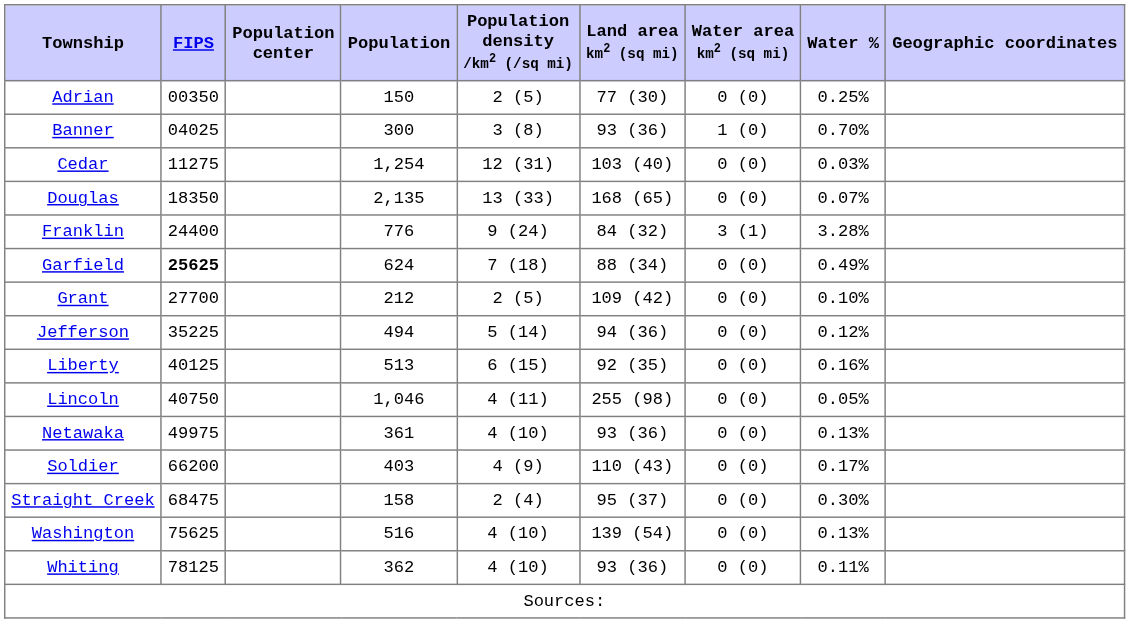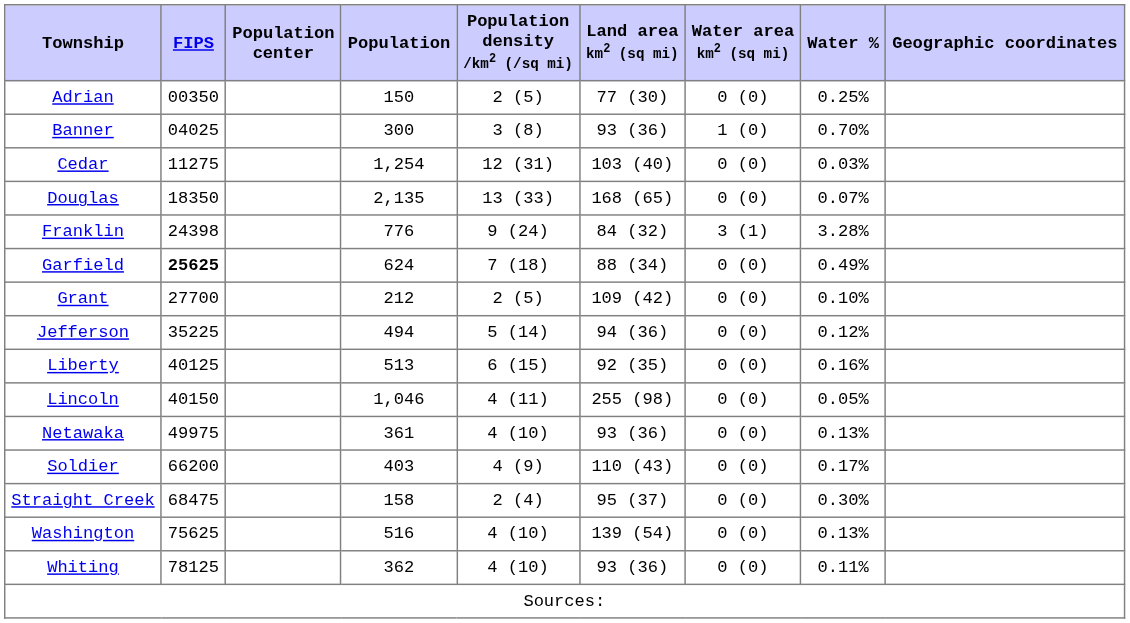(193, 232) 24400 -> (193, 232) 24398
(193, 400) 40750 -> (193, 400) 40150
